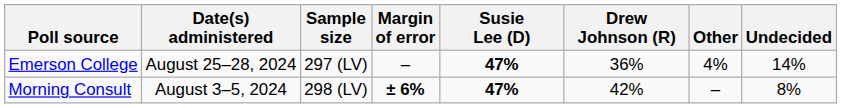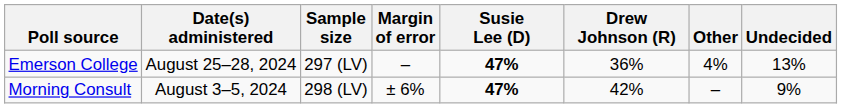(789, 64) 14% -> (789, 64) 13%
(405, 90) bold -> (405, 90) normal
(789, 90) 8% -> (789, 90) 9%
